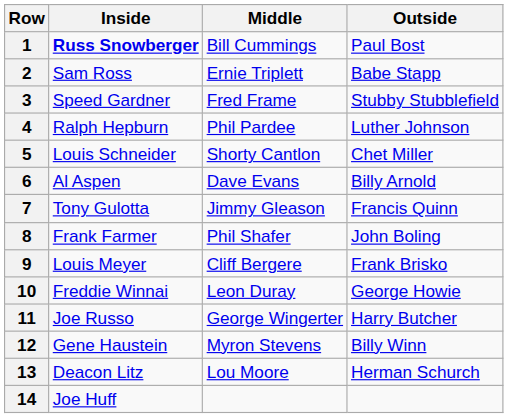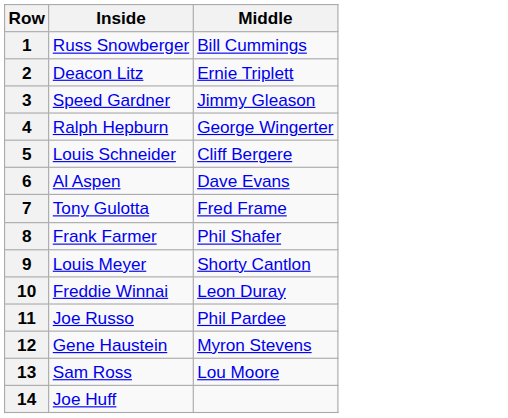- column: (425, 18)
(126, 46) bold -> (121, 46) normal
(92, 73) Sam Ross -> (98, 73) Deacon Litz
(251, 100) Fred Frame -> (256, 100) Jimmy Gleason
(251, 127) Phil Pardee -> (265, 127) George Wingerter
(263, 154) Shorty Cantlon -> (245, 154) Cliff Bergere
(266, 209) Jimmy Gleason -> (242, 209) Fred Frame
(254, 263) Cliff Bergere -> (254, 263) Shorty Cantlon
(275, 317) George Wingerter -> (242, 317) Phil Pardee
(98, 372) Deacon Litz -> (92, 372) Sam Ross
